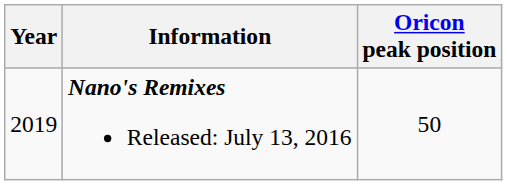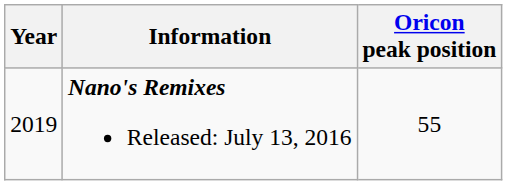(429, 123) 50 -> (429, 123) 55
